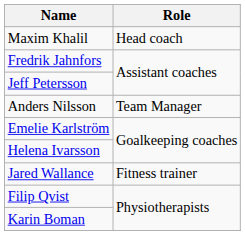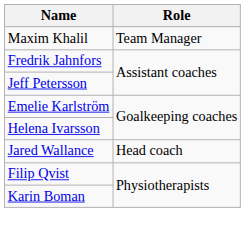(149, 38) Head coach -> (159, 38) Team Manager
- row: (52, 106)
(156, 173) Fitness trainer -> (149, 151) Head coach
